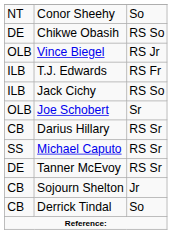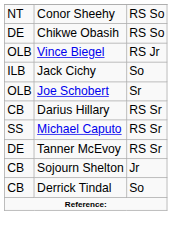(137, 14) So -> (147, 14) RS So
- row: (72, 71)
(147, 91) RS So -> (137, 71) So
